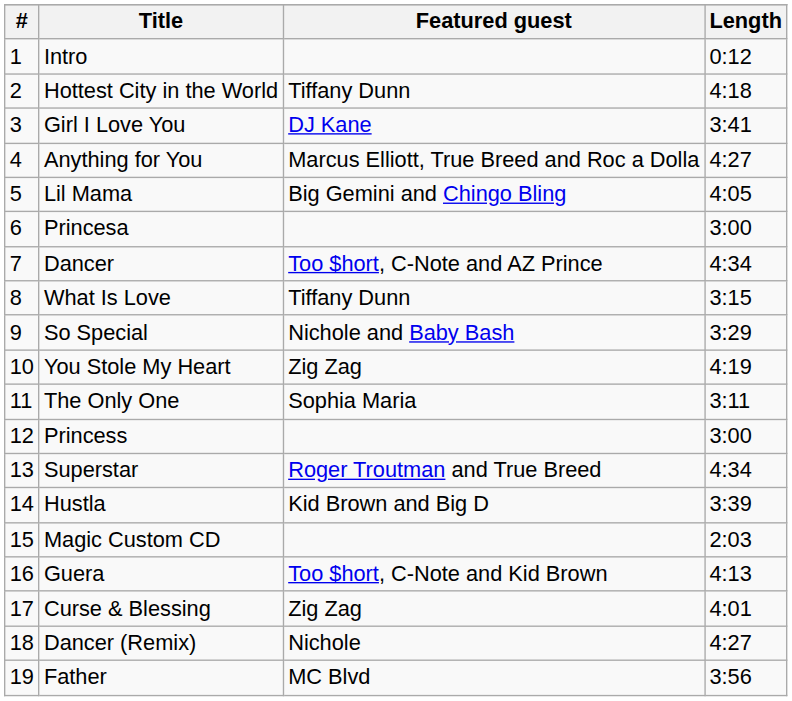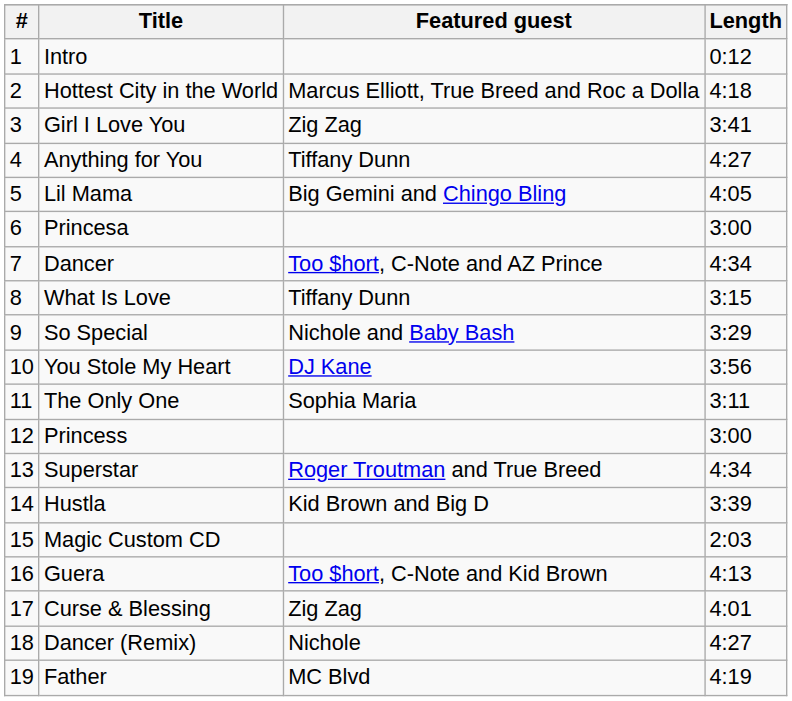(349, 90) Tiffany Dunn -> (494, 90) Marcus Elliott, True Breed and Roc a Dolla
(330, 125) DJ Kane -> (325, 125) Zig Zag
(494, 159) Marcus Elliott, True Breed and Roc a Dolla -> (349, 159) Tiffany Dunn
(325, 366) Zig Zag -> (330, 366) DJ Kane
(731, 366) 4:19 -> (731, 366) 3:56
(731, 677) 3:56 -> (731, 677) 4:19
